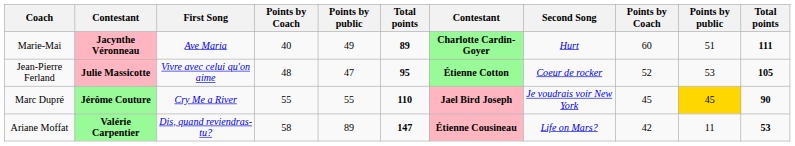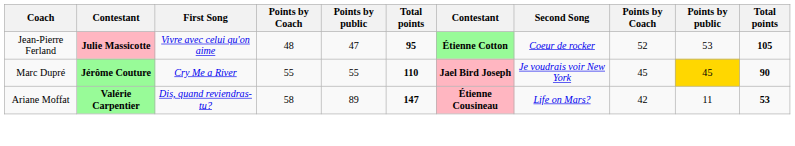- row: (39, 45)
